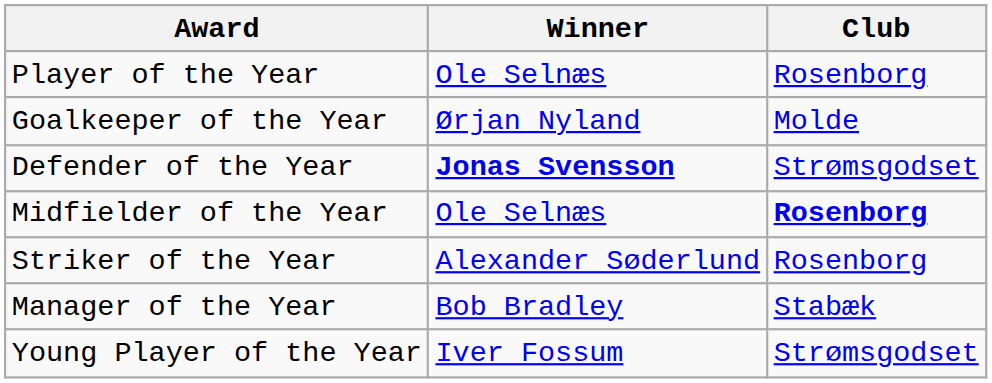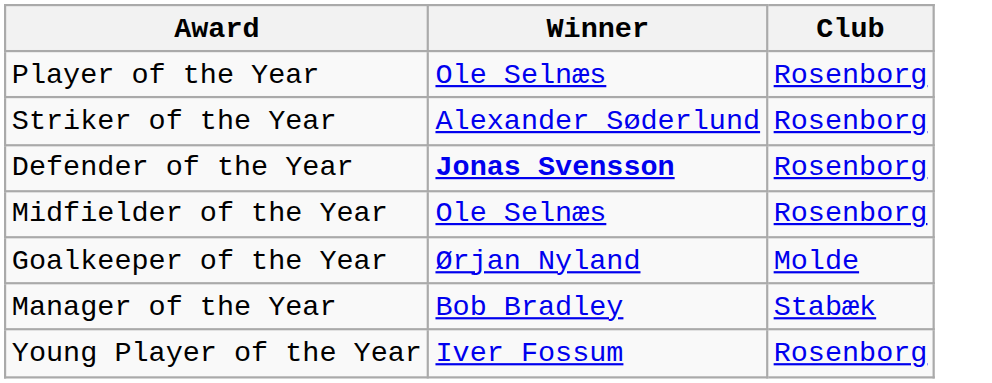rows swapped: (200, 121) <-> (174, 260)
(876, 167) Strømsgodset -> (851, 167) Rosenborg
(851, 214) bold -> (851, 214) normal
(876, 353) Strømsgodset -> (851, 353) Rosenborg
